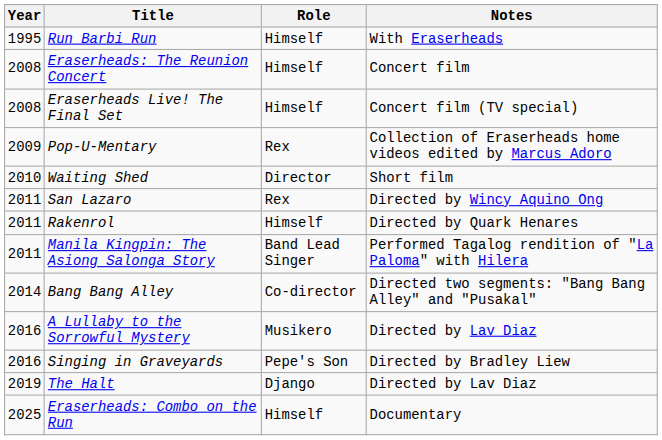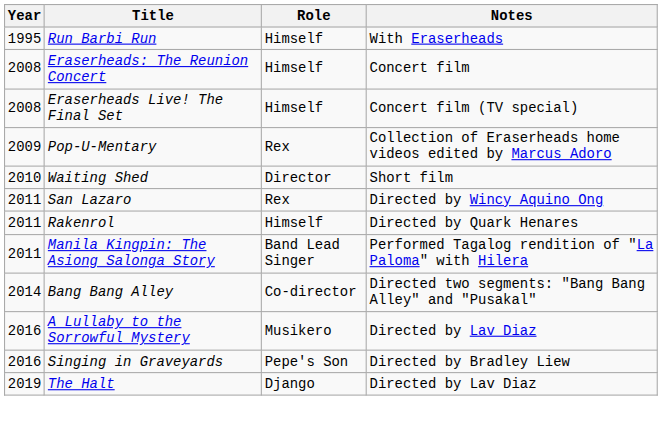- row: (152, 415)
